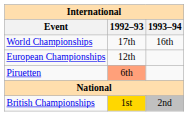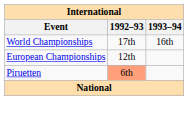- row: (51, 103)
